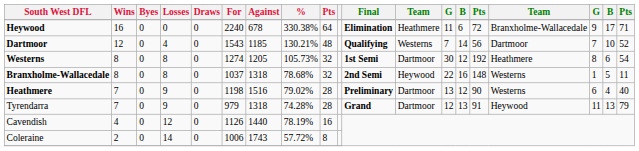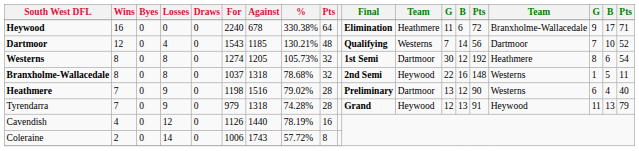(416, 106) Dartmoor -> (416, 106) Heywood
